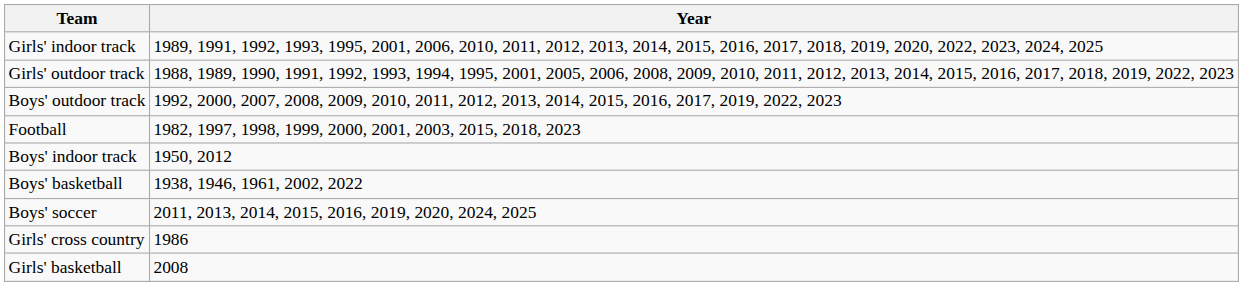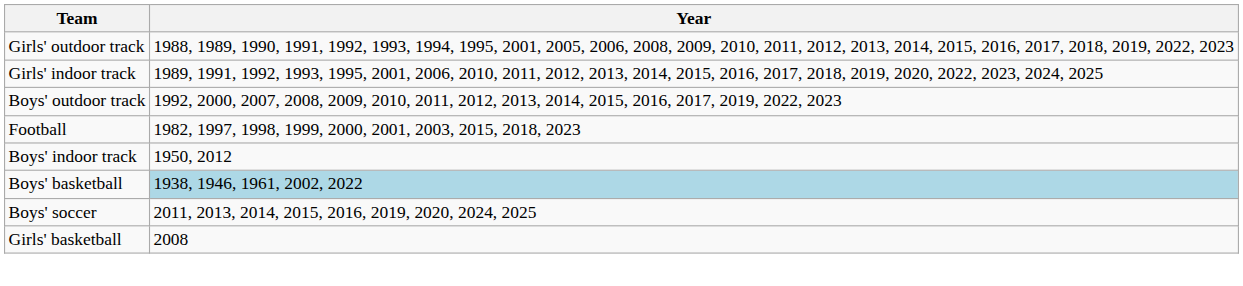rows swapped: (76, 73) <-> (72, 45)
(258, 184) no background -> (258, 184) lightblue background
- row: (76, 239)
